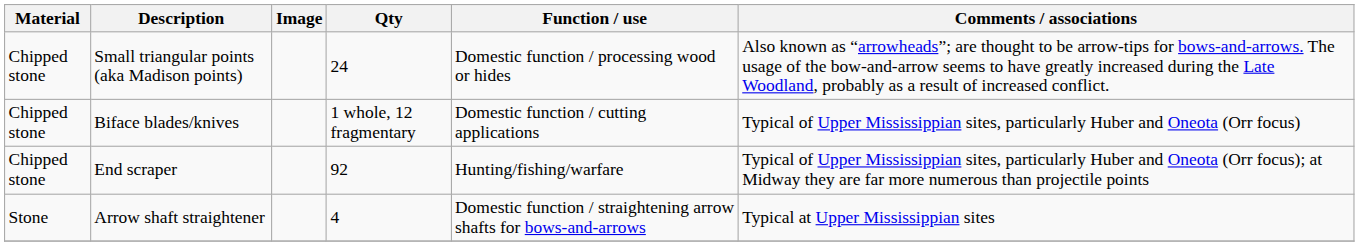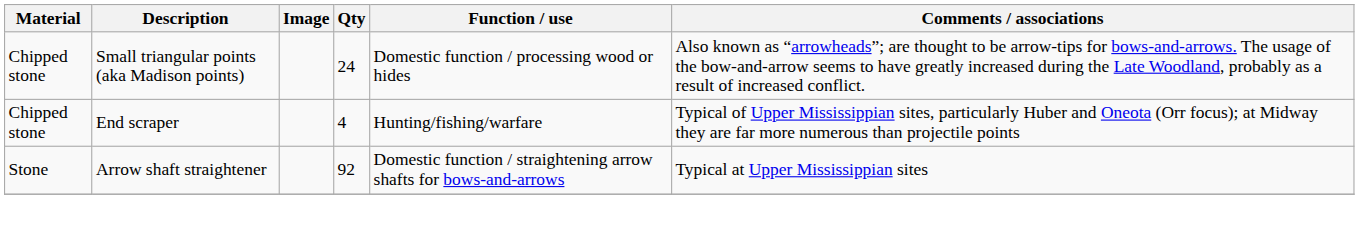- row: (167, 122)
(339, 169) 92 -> (342, 122) 4
(335, 217) 4 -> (346, 169) 92
